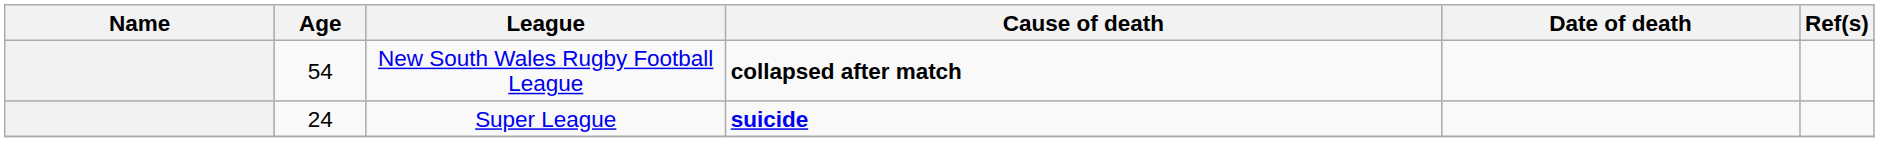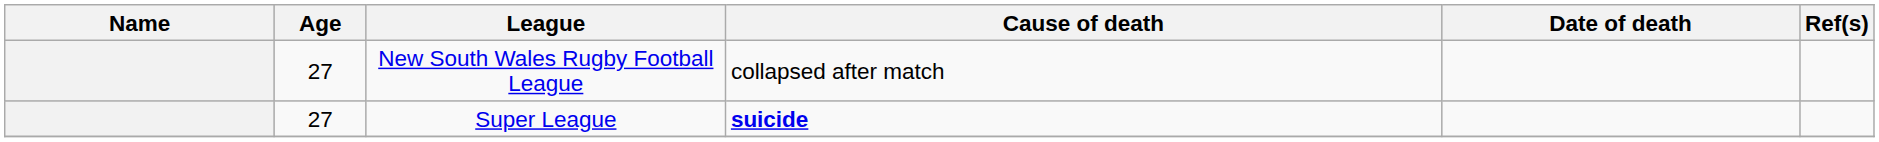(320, 71) 54 -> (320, 71) 27
(846, 71) bold -> (838, 71) normal
(320, 119) 24 -> (320, 119) 27
